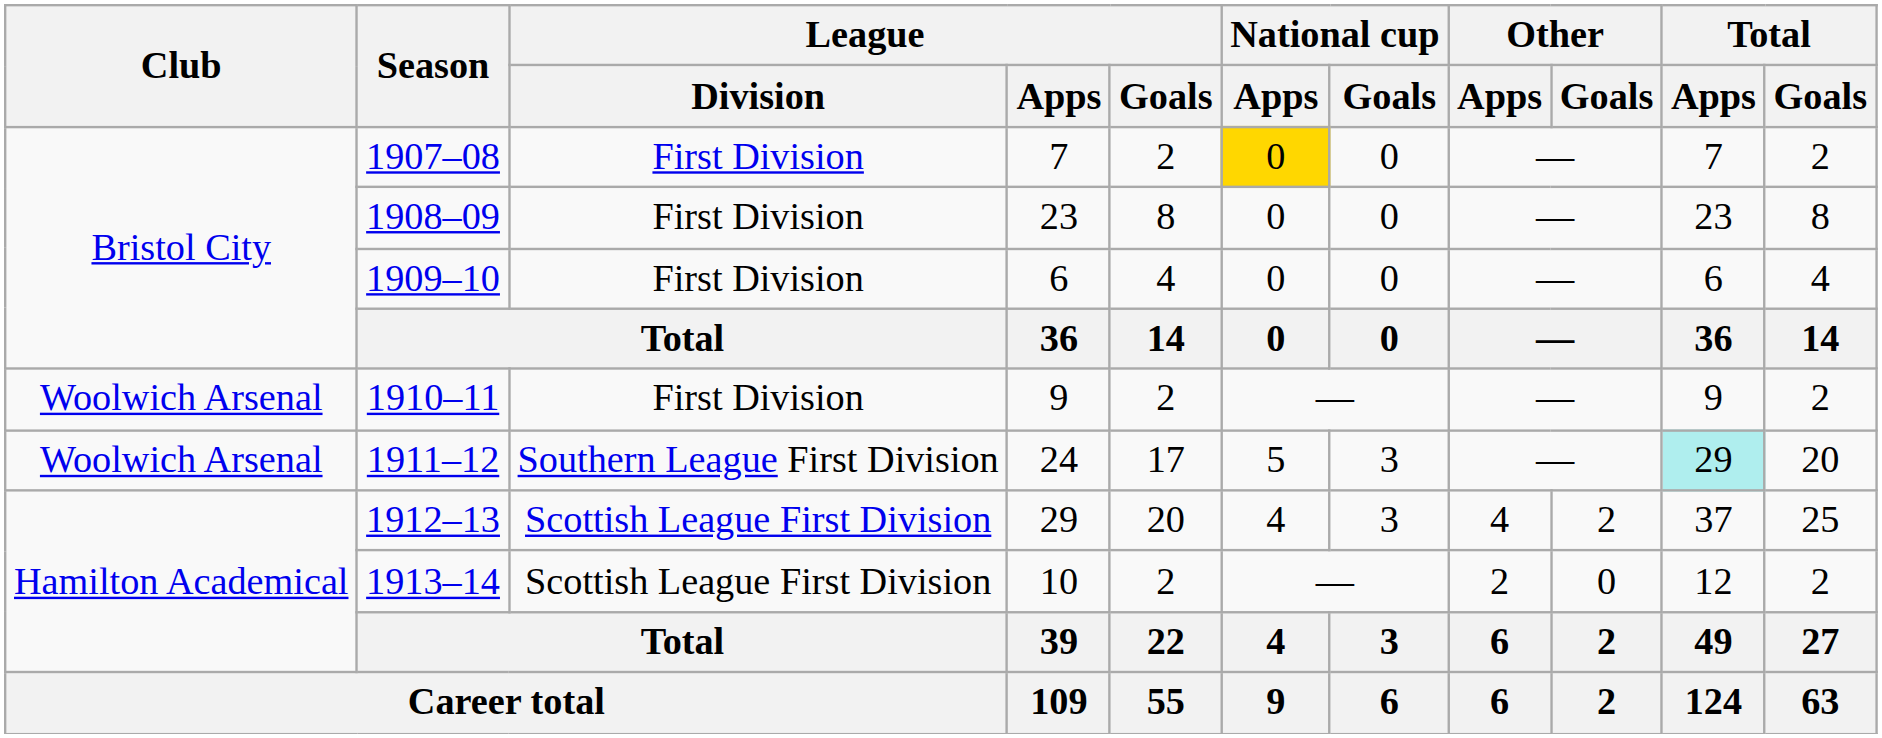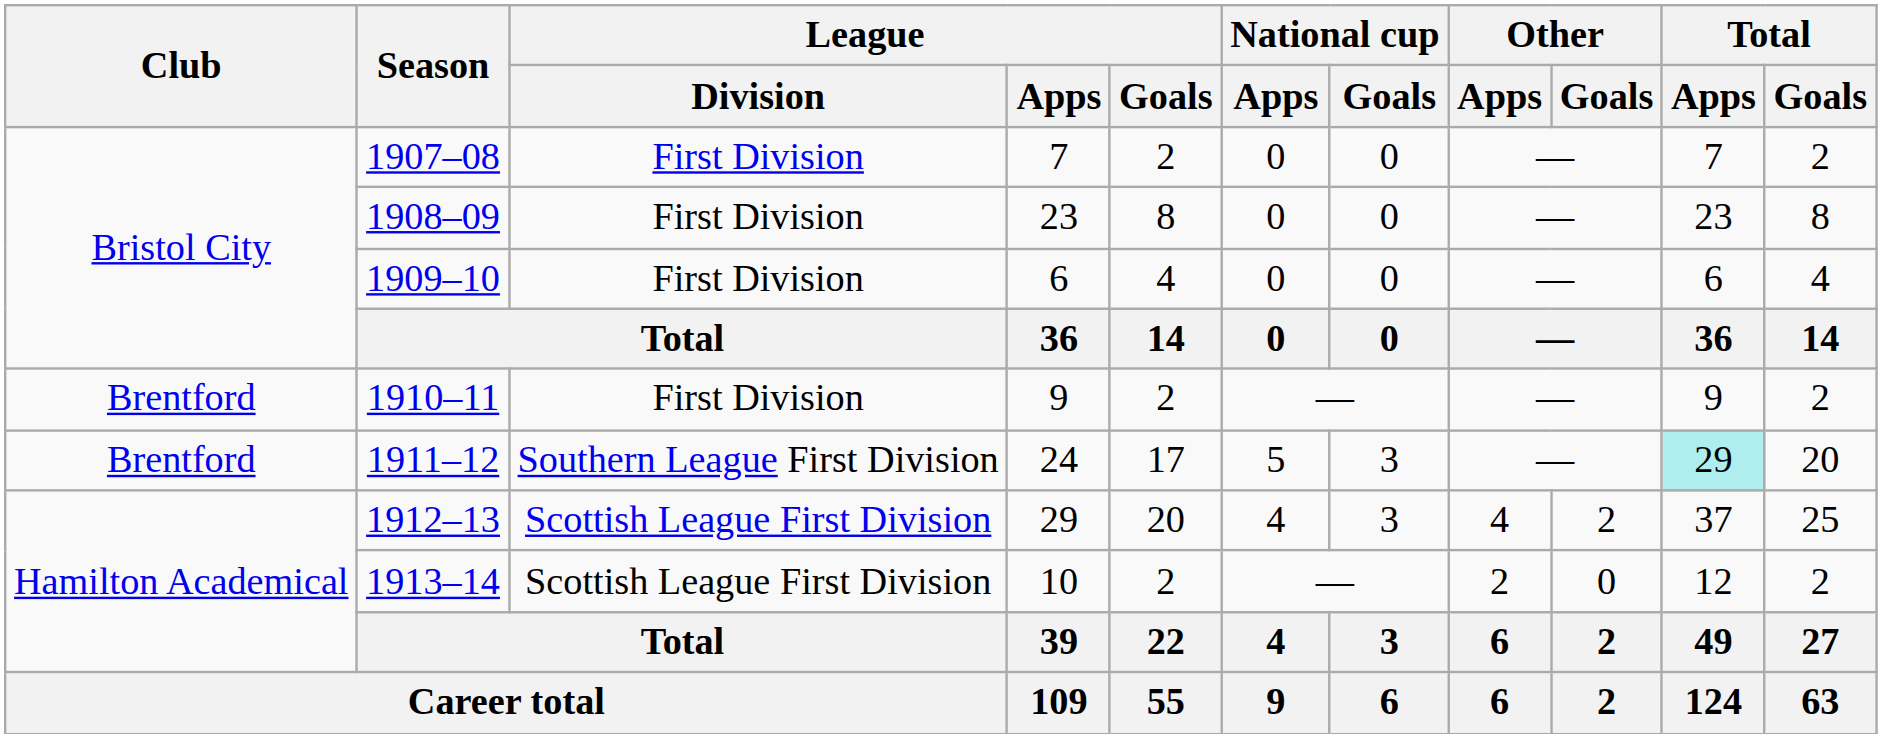(1276, 156) gold background -> (1276, 156) no background
(181, 398) Woolwich Arsenal -> (181, 398) Brentford
(181, 459) Woolwich Arsenal -> (181, 459) Brentford
